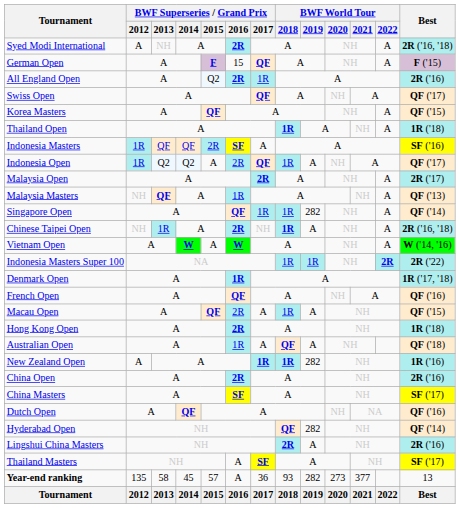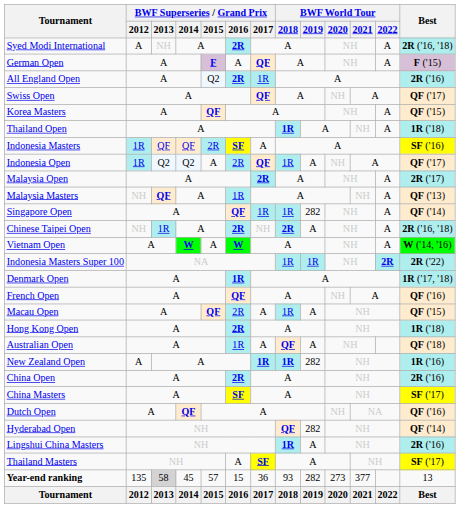(238, 63) 15 -> (238, 63) A
(288, 229) 1R -> (288, 229) 2R
(288, 445) 2R -> (288, 445) 1R
(164, 478) no background -> (164, 478) lightgrey background
(238, 478) A -> (238, 478) 15
